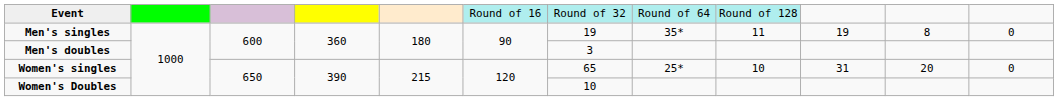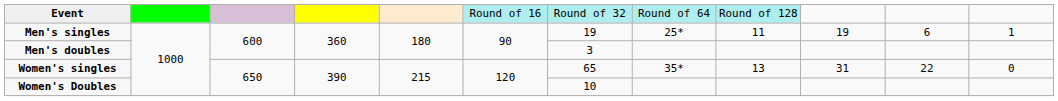(674, 32) 35* -> (674, 32) 25*
(927, 32) 8 -> (927, 32) 6
(1011, 32) 0 -> (1011, 32) 1
(674, 68) 25* -> (674, 68) 35*
(758, 68) 10 -> (758, 68) 13
(927, 68) 20 -> (927, 68) 22
